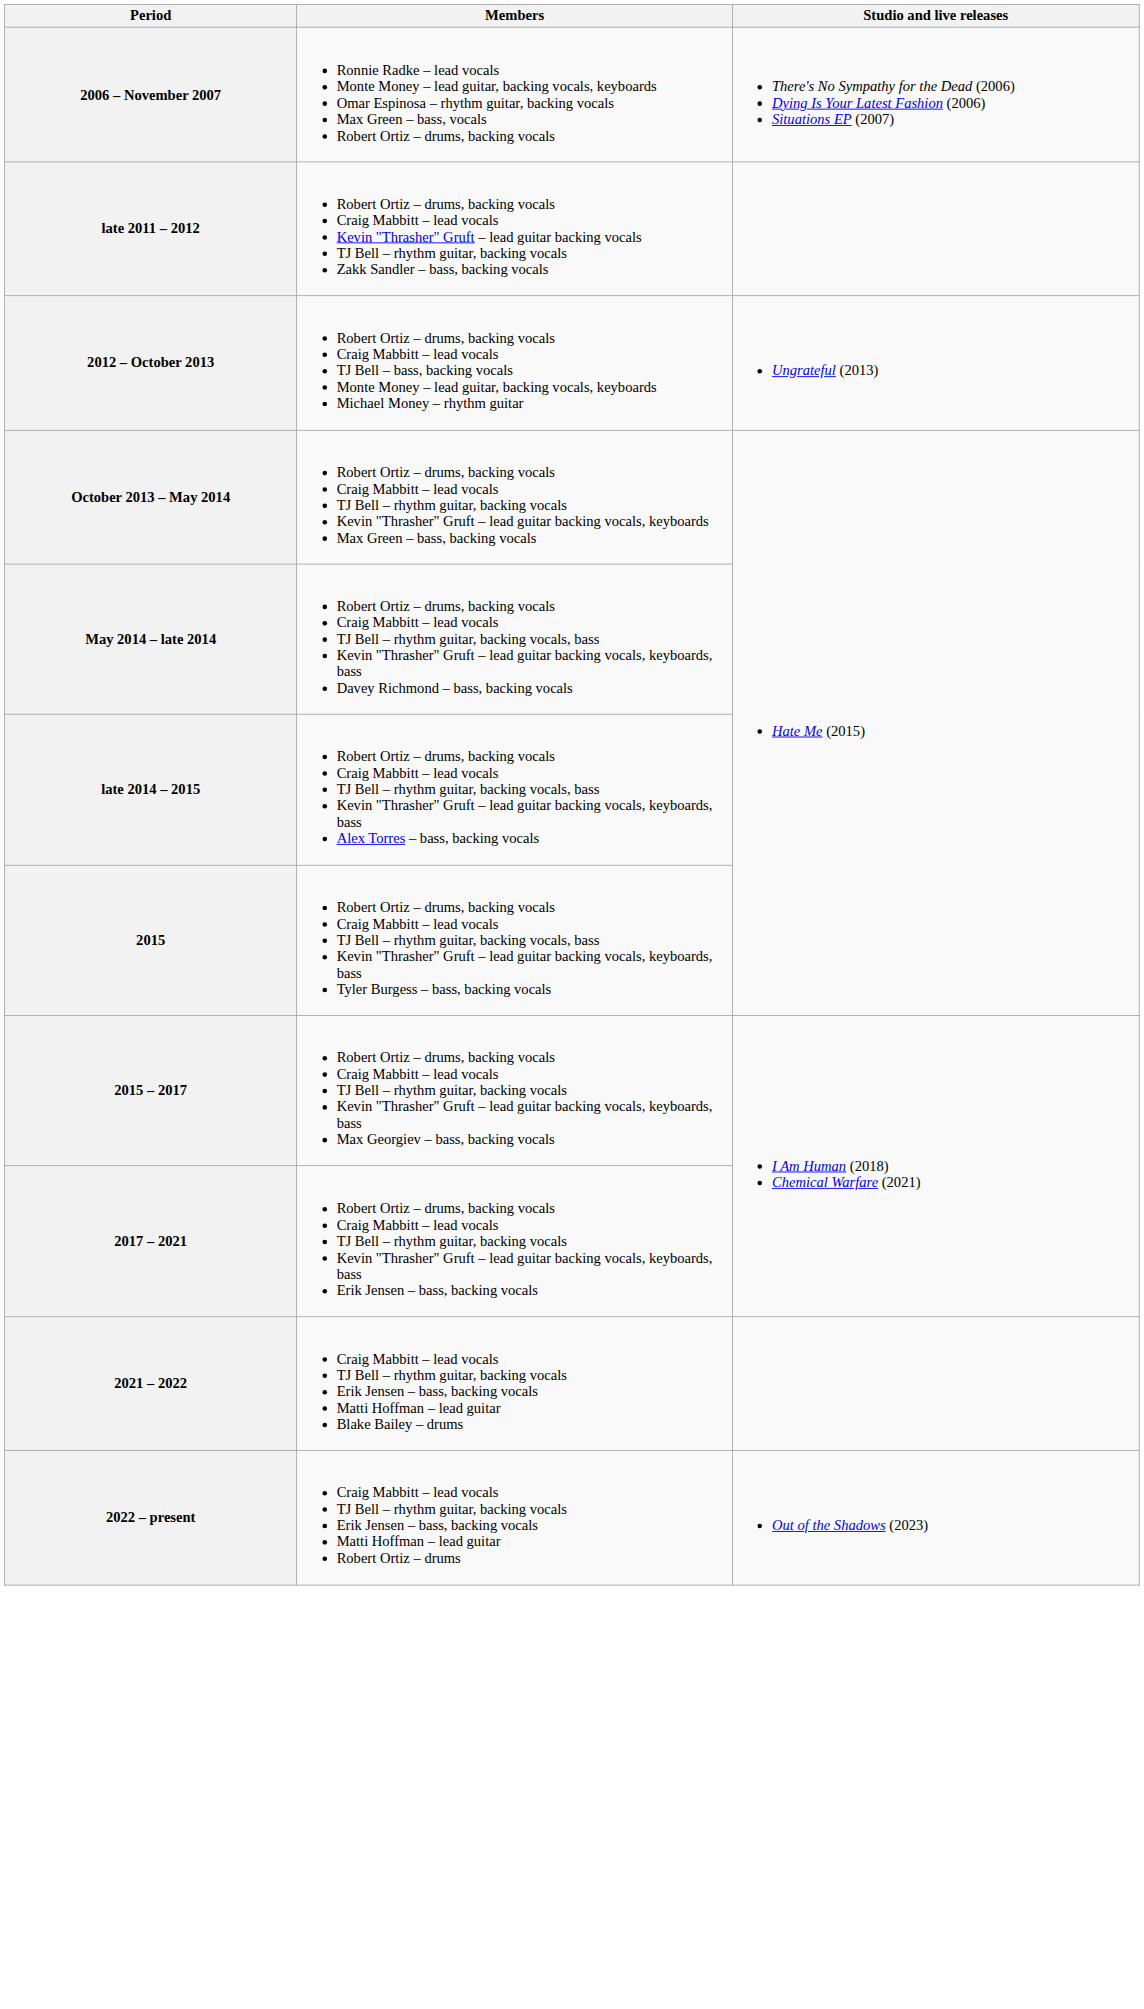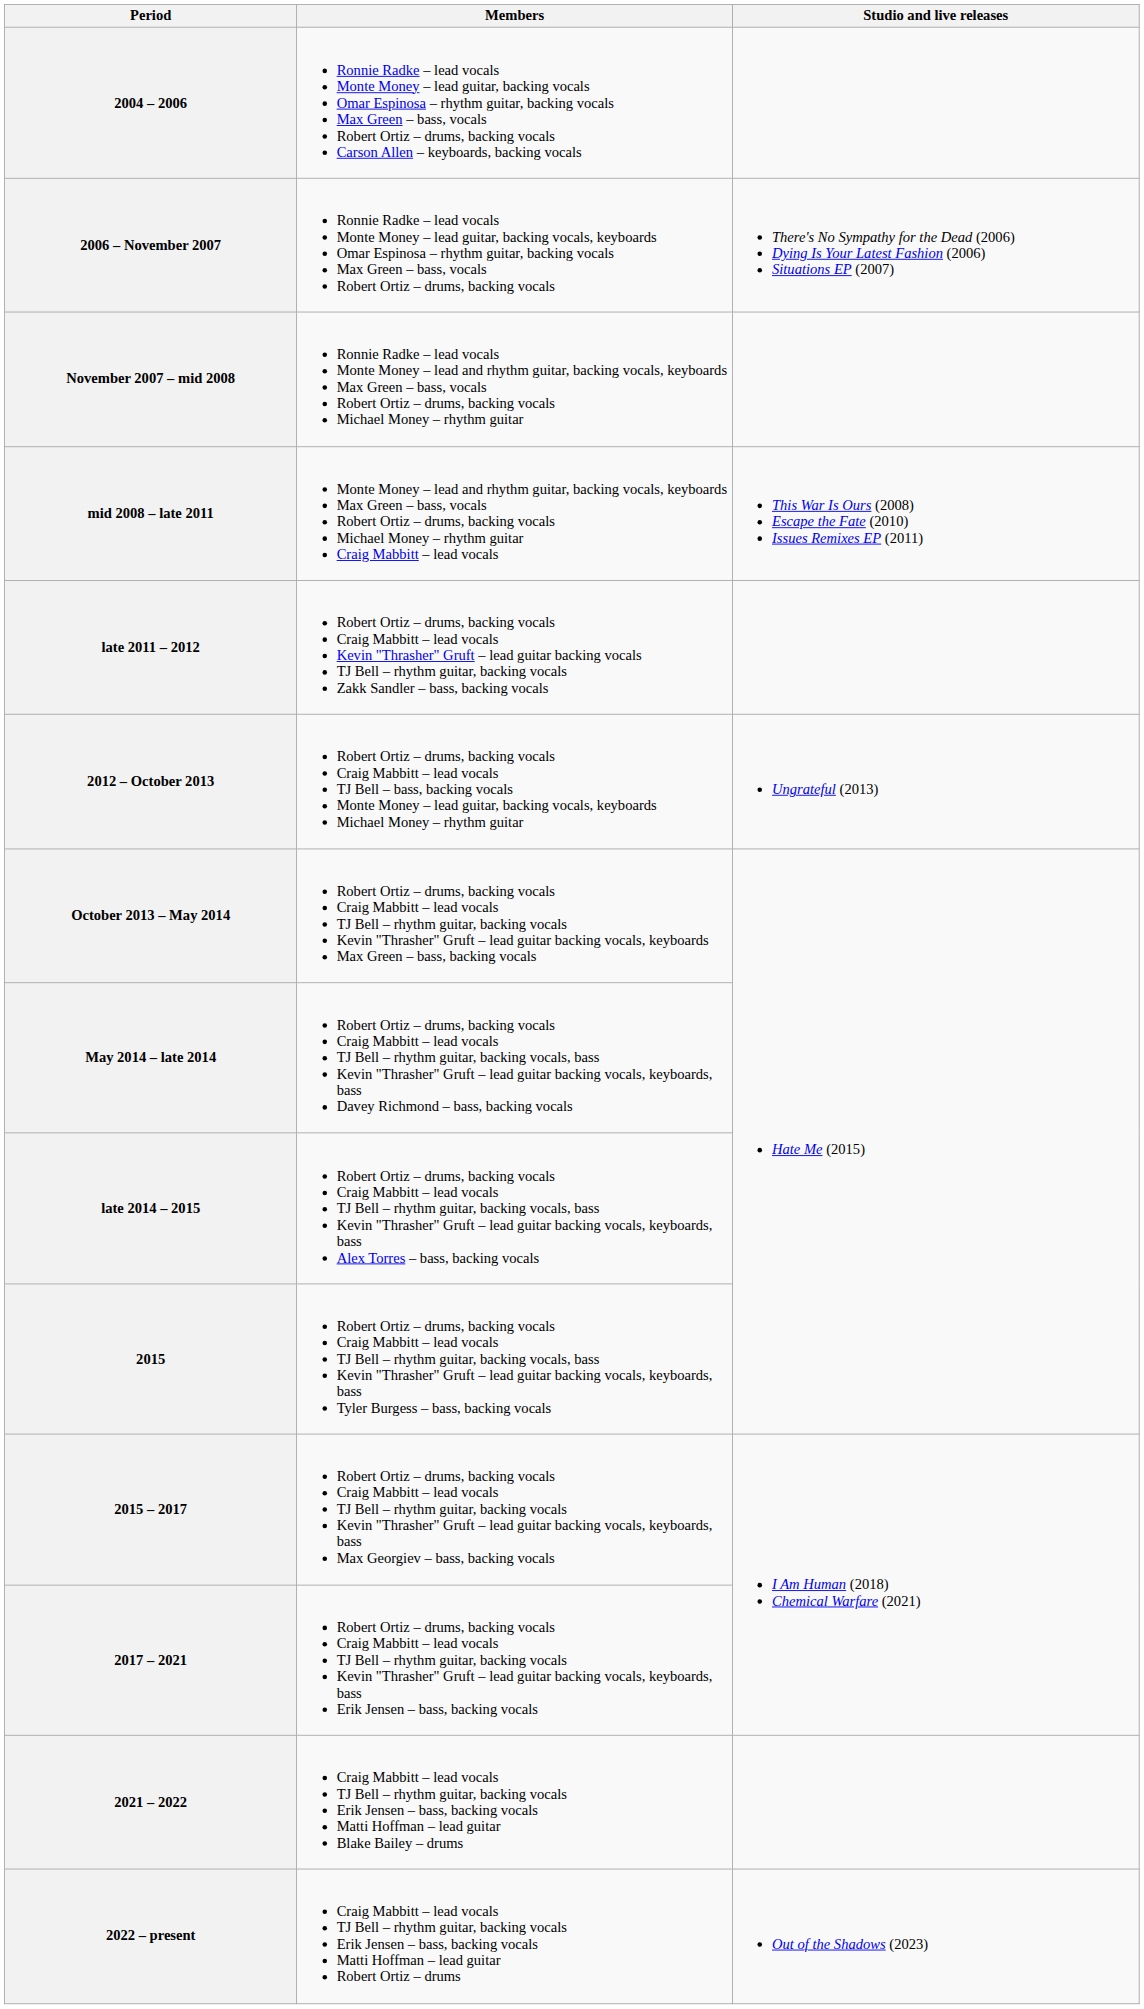+ row: (151, 102)
+ row: (151, 379)
+ row: (151, 513)
